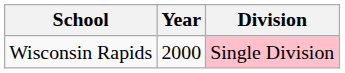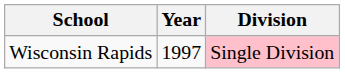(181, 51) 2000 -> (181, 51) 1997
